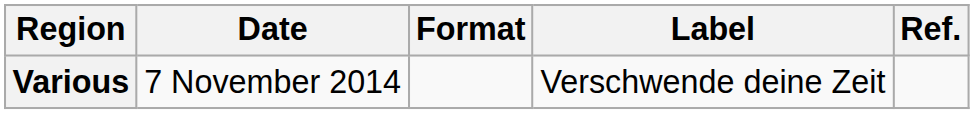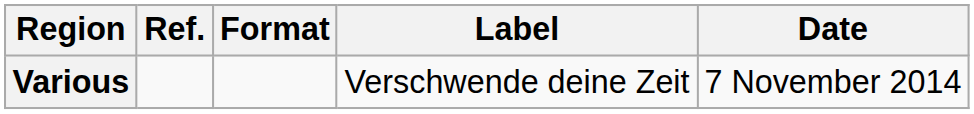columns swapped: (273, 30) <-> (931, 30)
